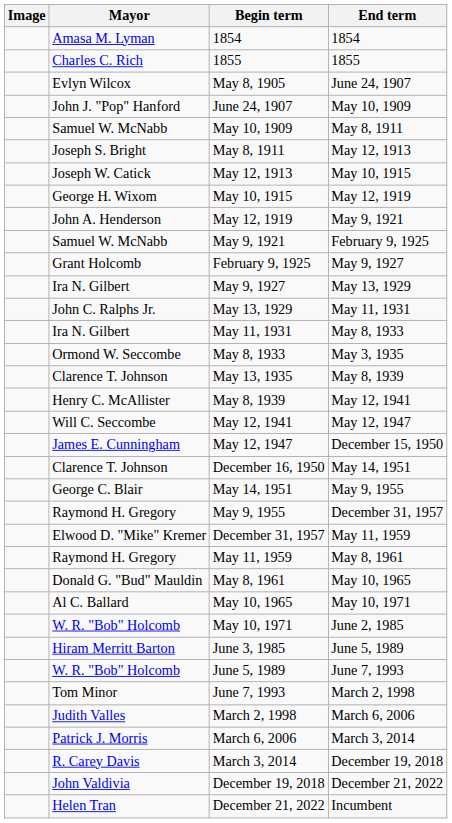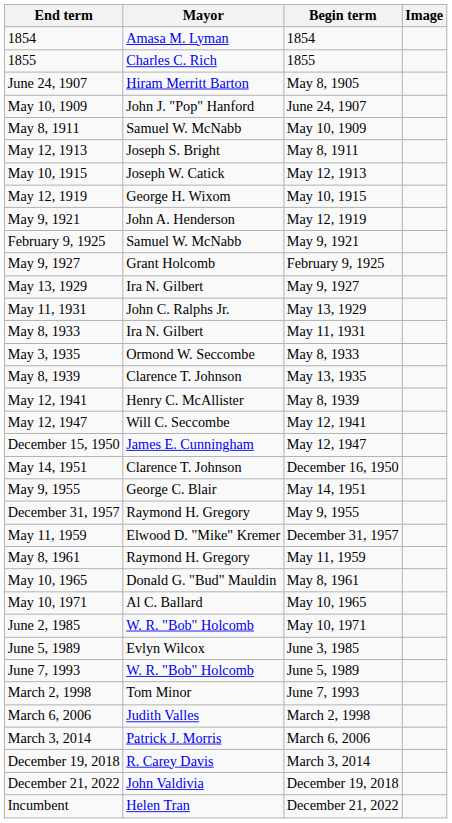columns swapped: (27, 15) <-> (387, 15)
(92, 83) Evlyn Wilcox -> (187, 83) Hiram Merritt Barton
(114, 648) Hiram Merritt Barton -> (166, 648) Evlyn Wilcox
